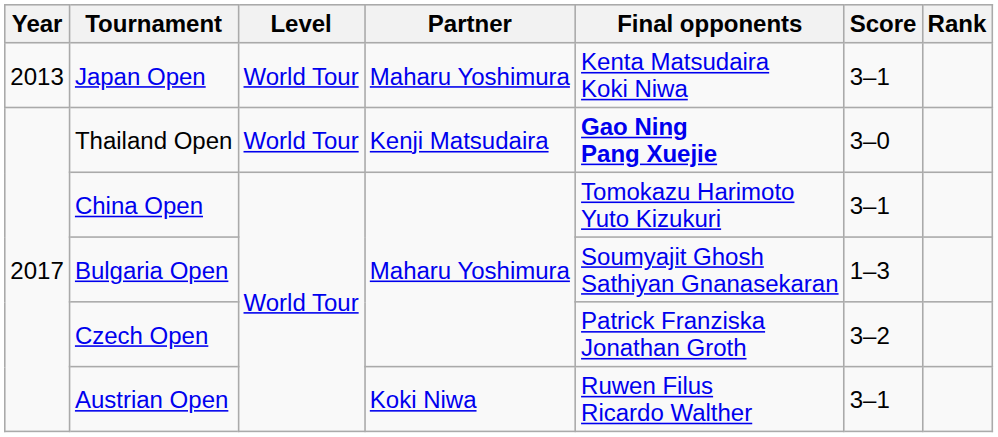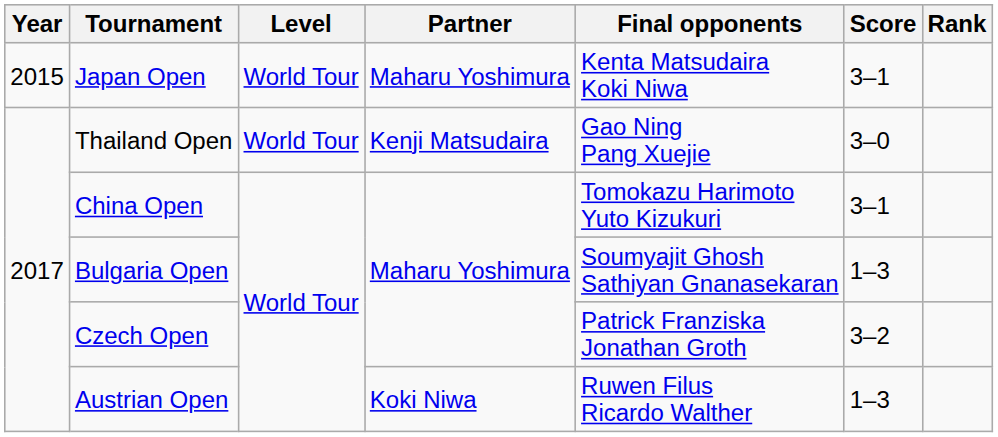(37, 75) 2013 -> (37, 75) 2015
(649, 140) bold -> (646, 140) normal
(870, 400) 3–1 -> (870, 400) 1–3
